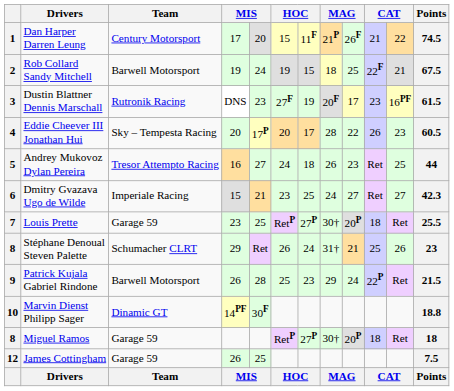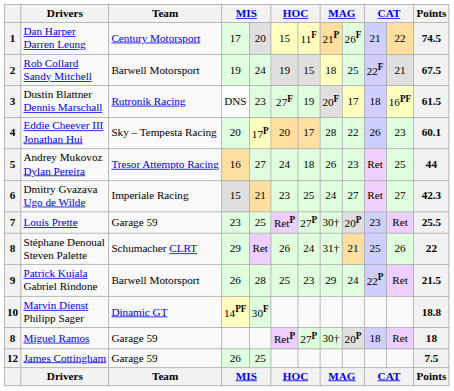(375, 101) 23 -> (375, 101) 18
(431, 132) 60.5 -> (431, 132) 60.1
(375, 222) 18 -> (375, 222) 23
(431, 248) 23 -> (431, 248) 22
